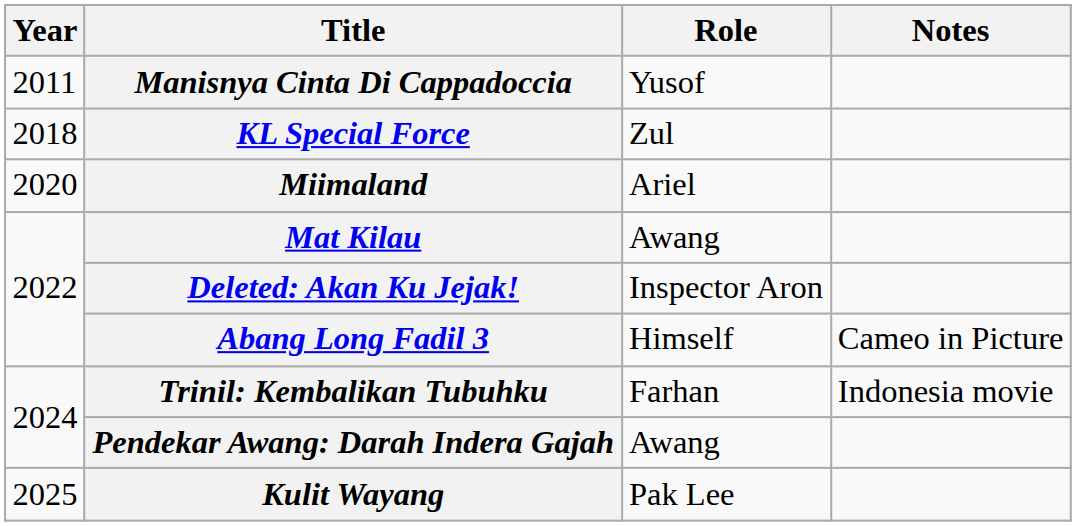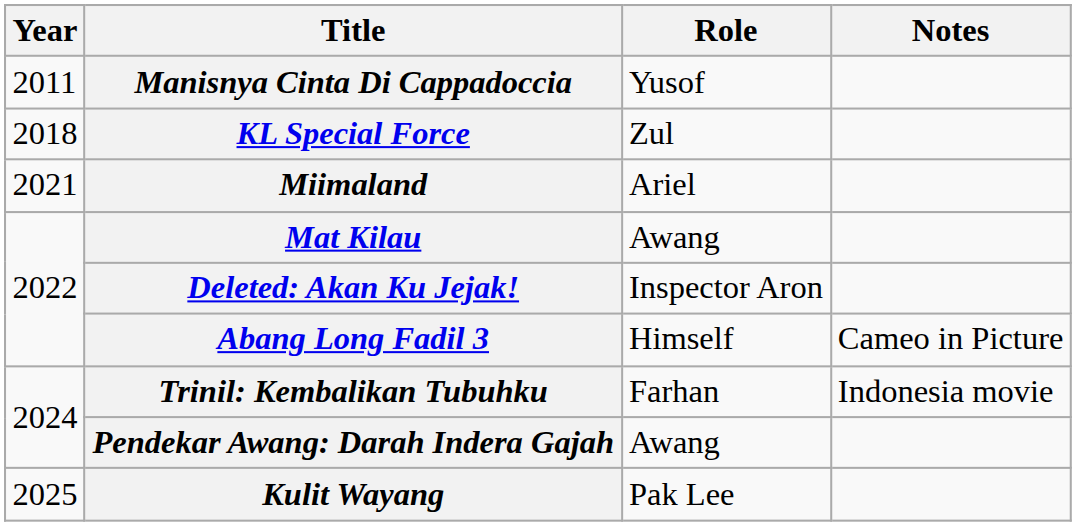(45, 184) 2020 -> (45, 184) 2021
